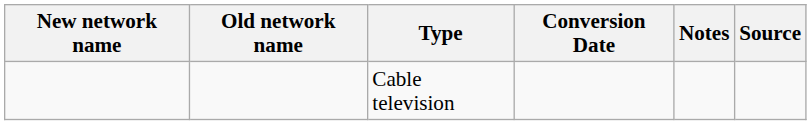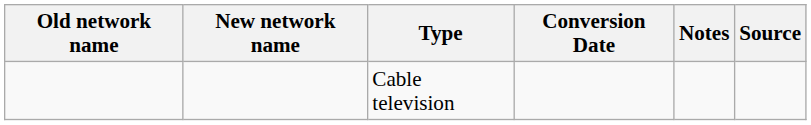columns swapped: (278, 33) <-> (97, 33)
